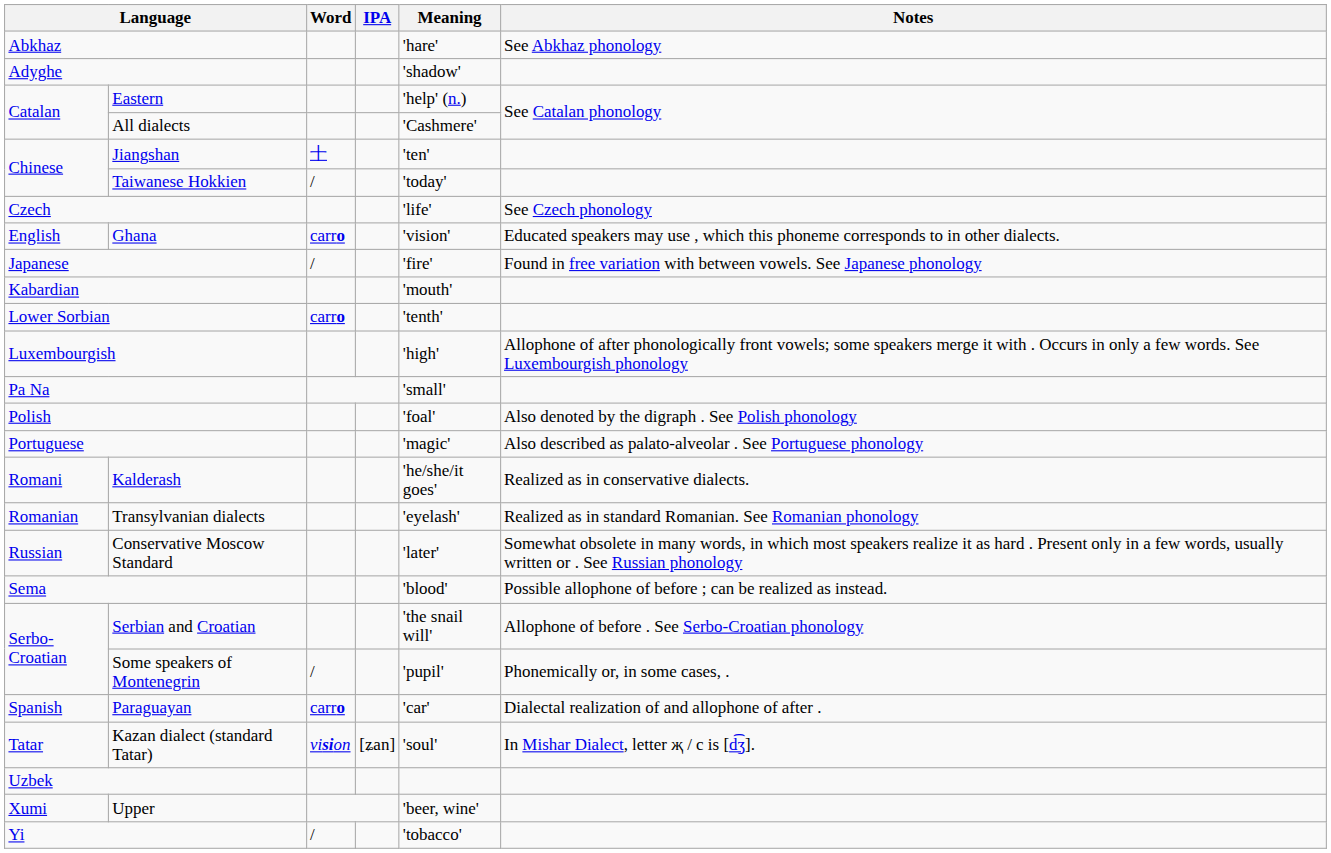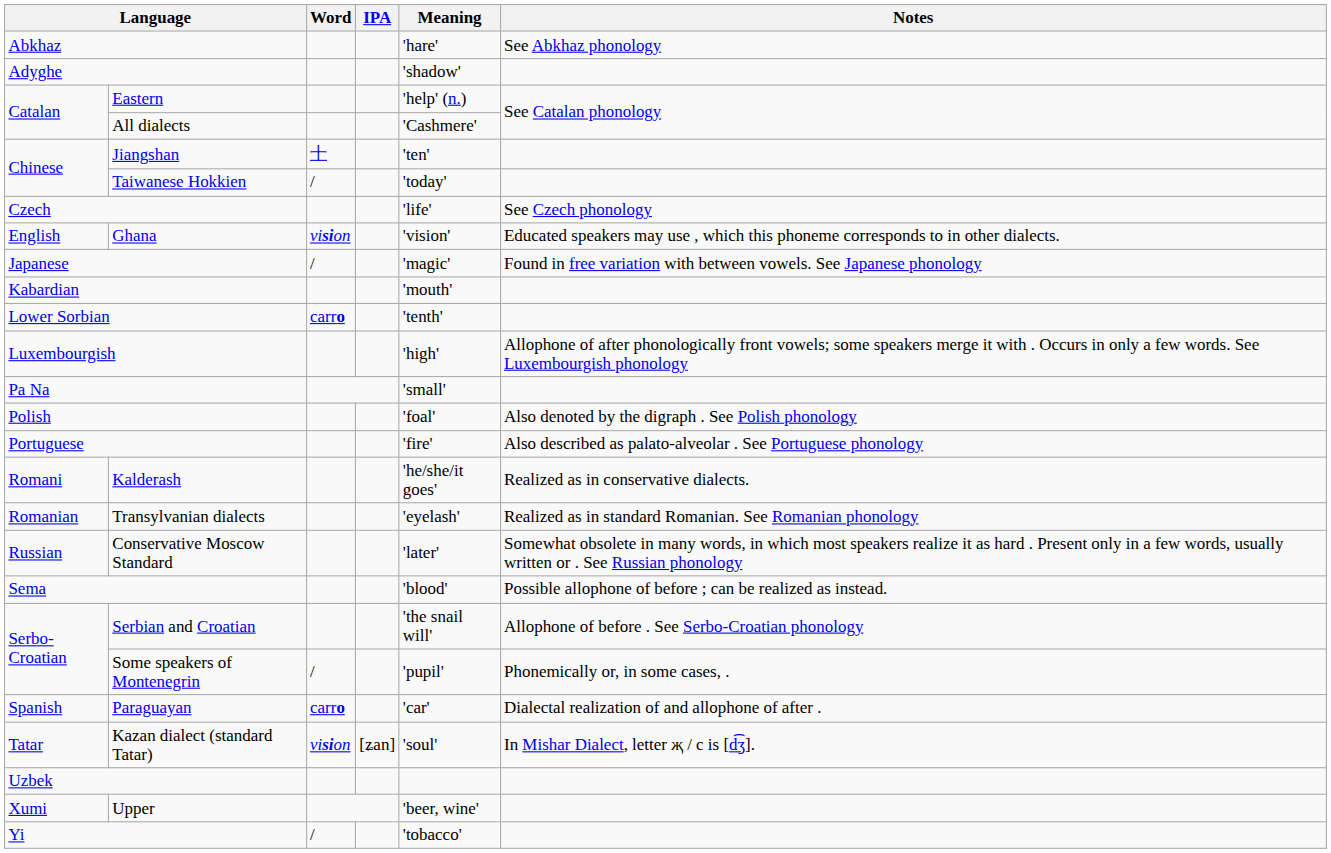(327, 236) carro -> (330, 236) vision
(418, 263) 'fire' -> (427, 263) 'magic'
(427, 443) 'magic' -> (418, 443) 'fire'
